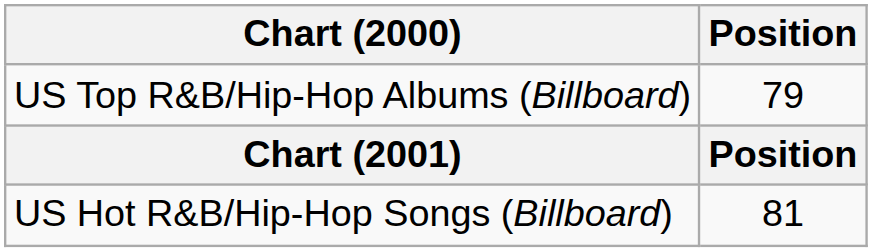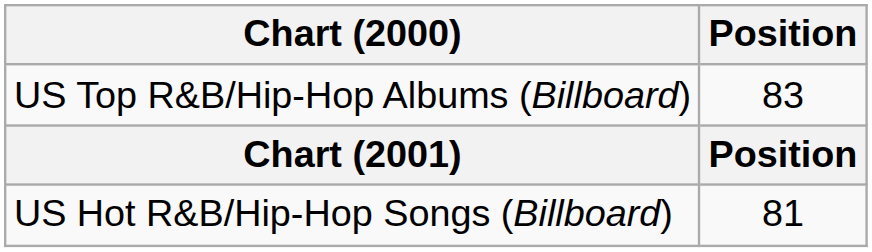(783, 94) 79 -> (783, 94) 83
